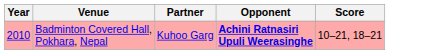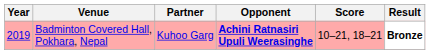+ column: (405, 13)
(19, 36) 2010 -> (19, 36) 2019
